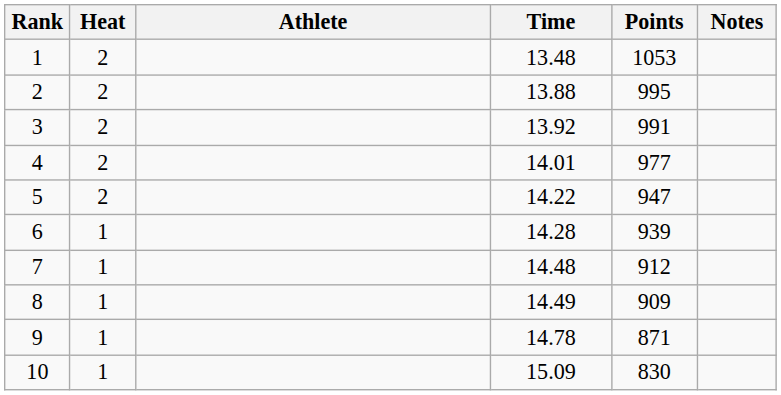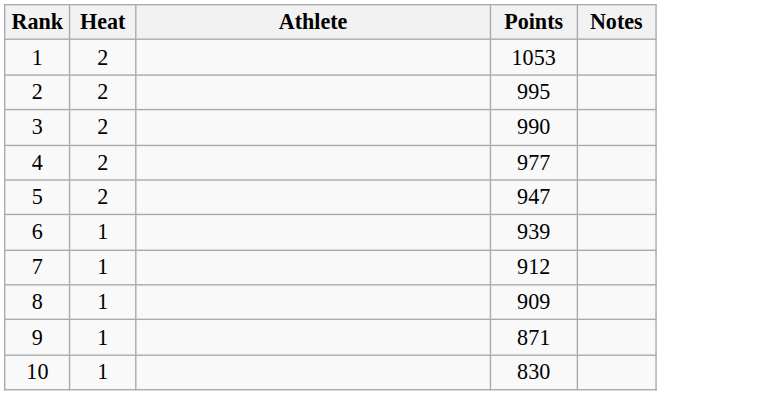- column: (551, 22)
(654, 127) 991 -> (534, 127) 990
